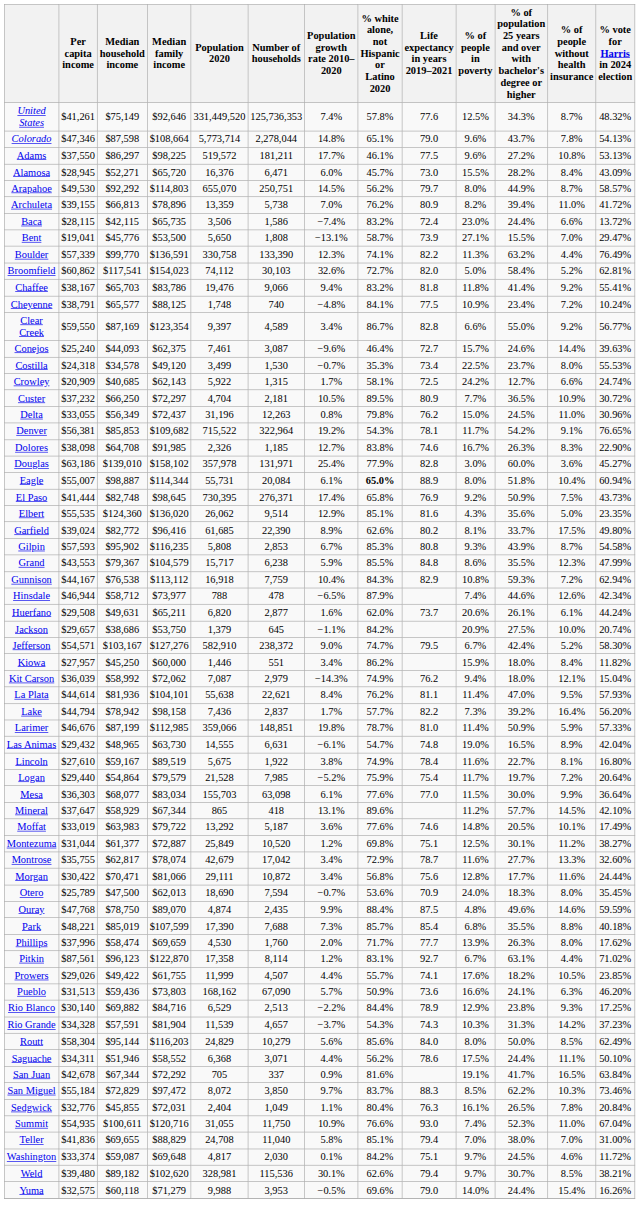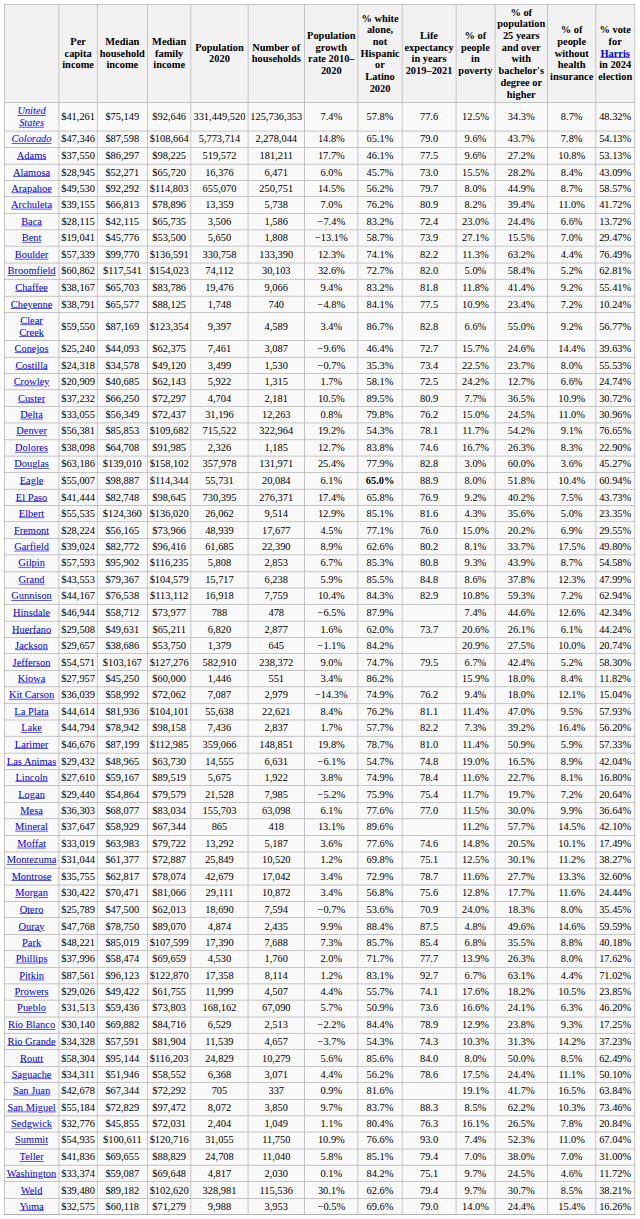(521, 497) 50.9% -> (521, 497) 40.2%
+ row: (32, 530)
(521, 563) 35.5% -> (521, 579) 37.8%
